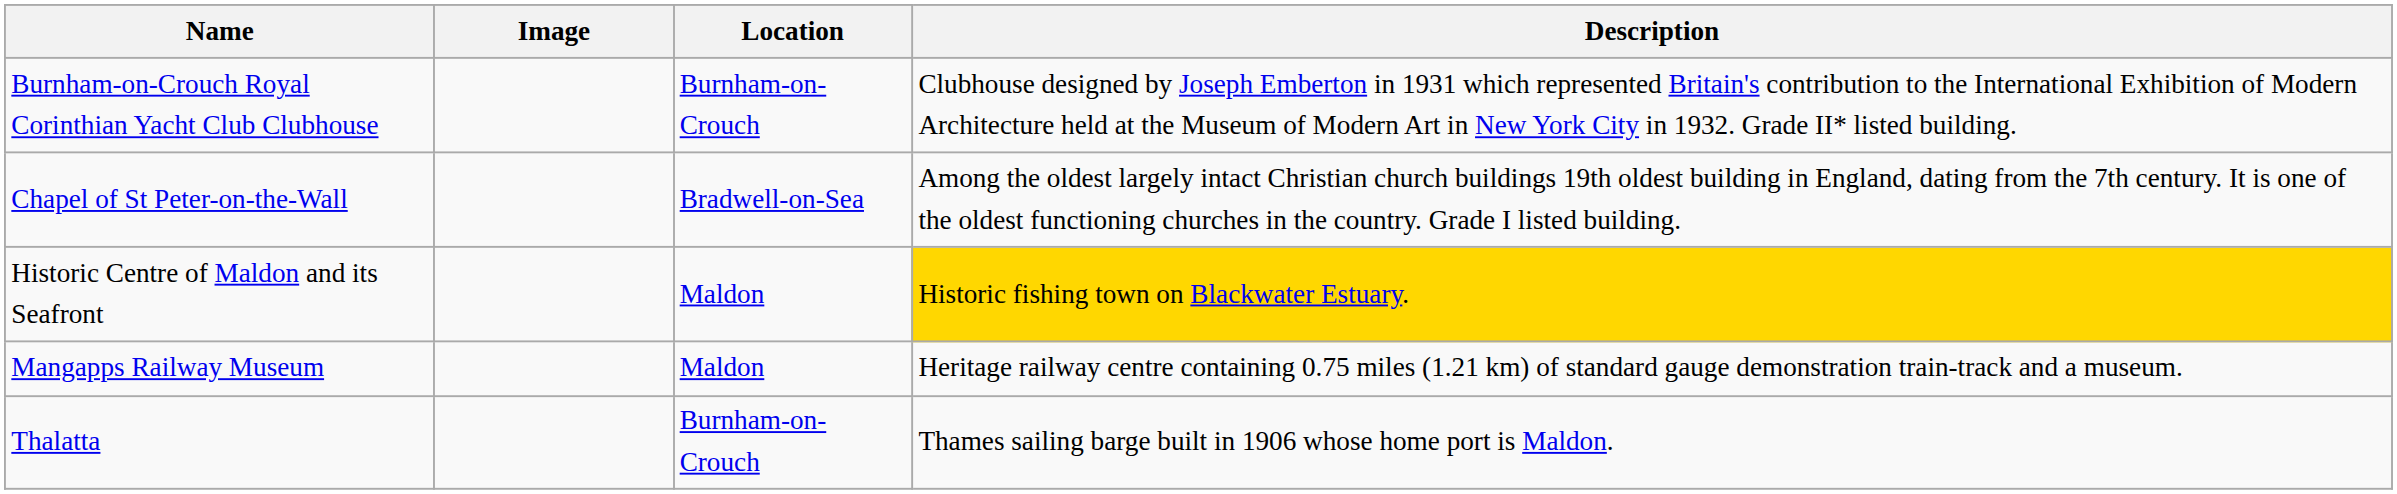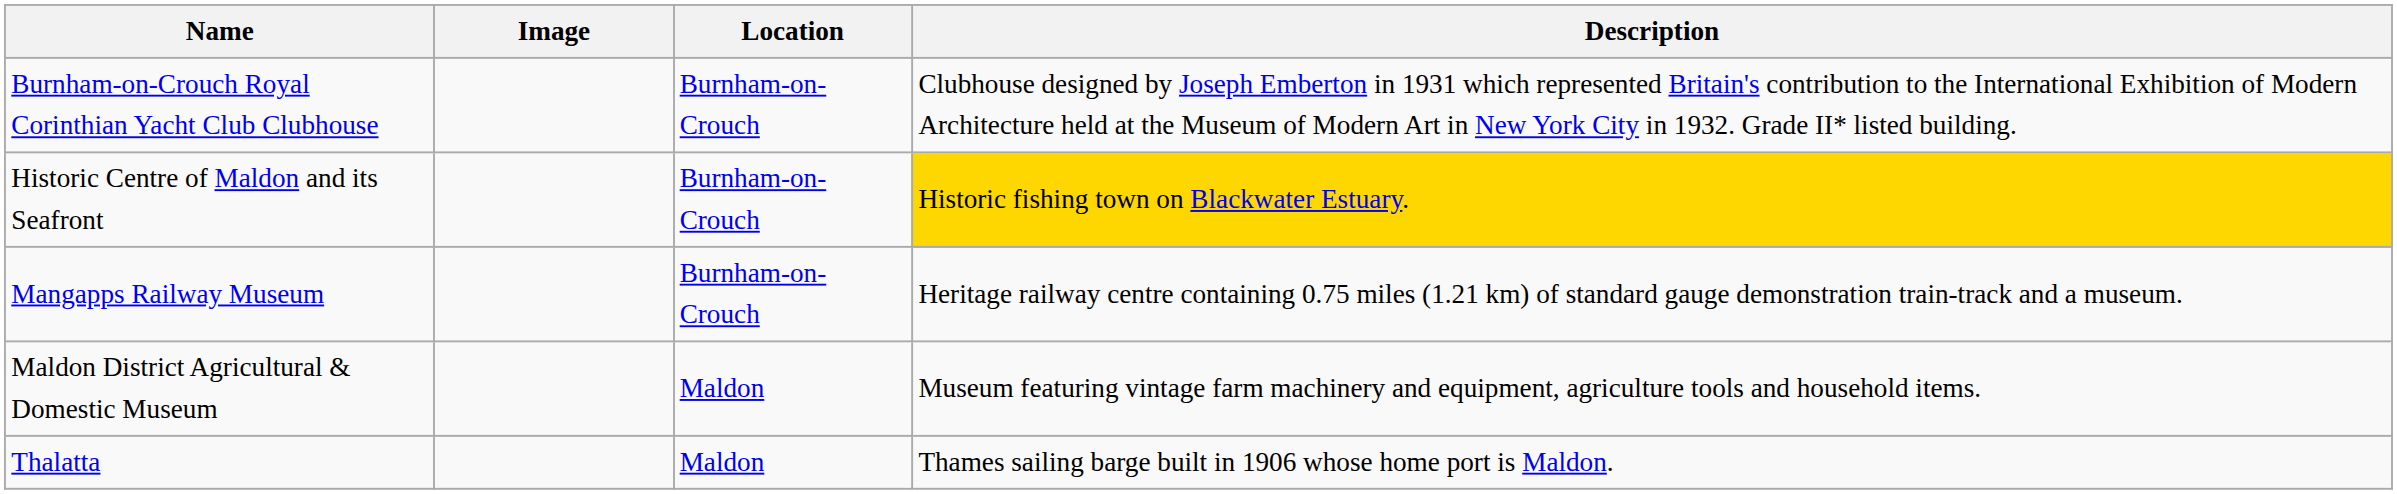- row: (180, 199)
(722, 293) Maldon -> (753, 199) Burnham-on-Crouch
(722, 367) Maldon -> (753, 293) Burnham-on-Crouch
+ row: (181, 388)
(753, 441) Burnham-on-Crouch -> (722, 462) Maldon
